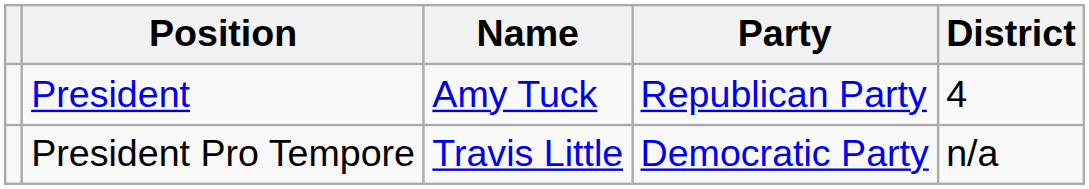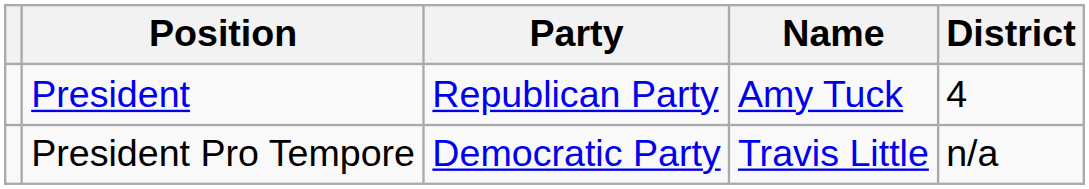columns swapped: (528, 34) <-> (785, 34)
